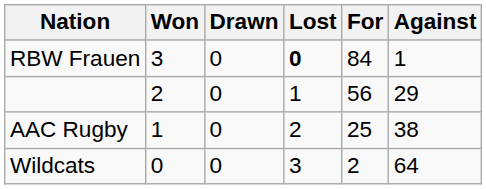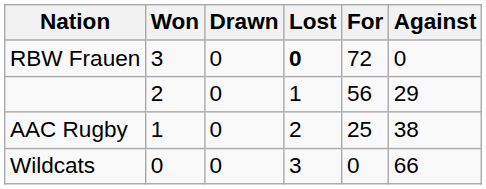(359, 58) 84 -> (359, 58) 72
(400, 58) 1 -> (400, 58) 0
(353, 165) 2 -> (353, 165) 0
(406, 165) 64 -> (406, 165) 66
